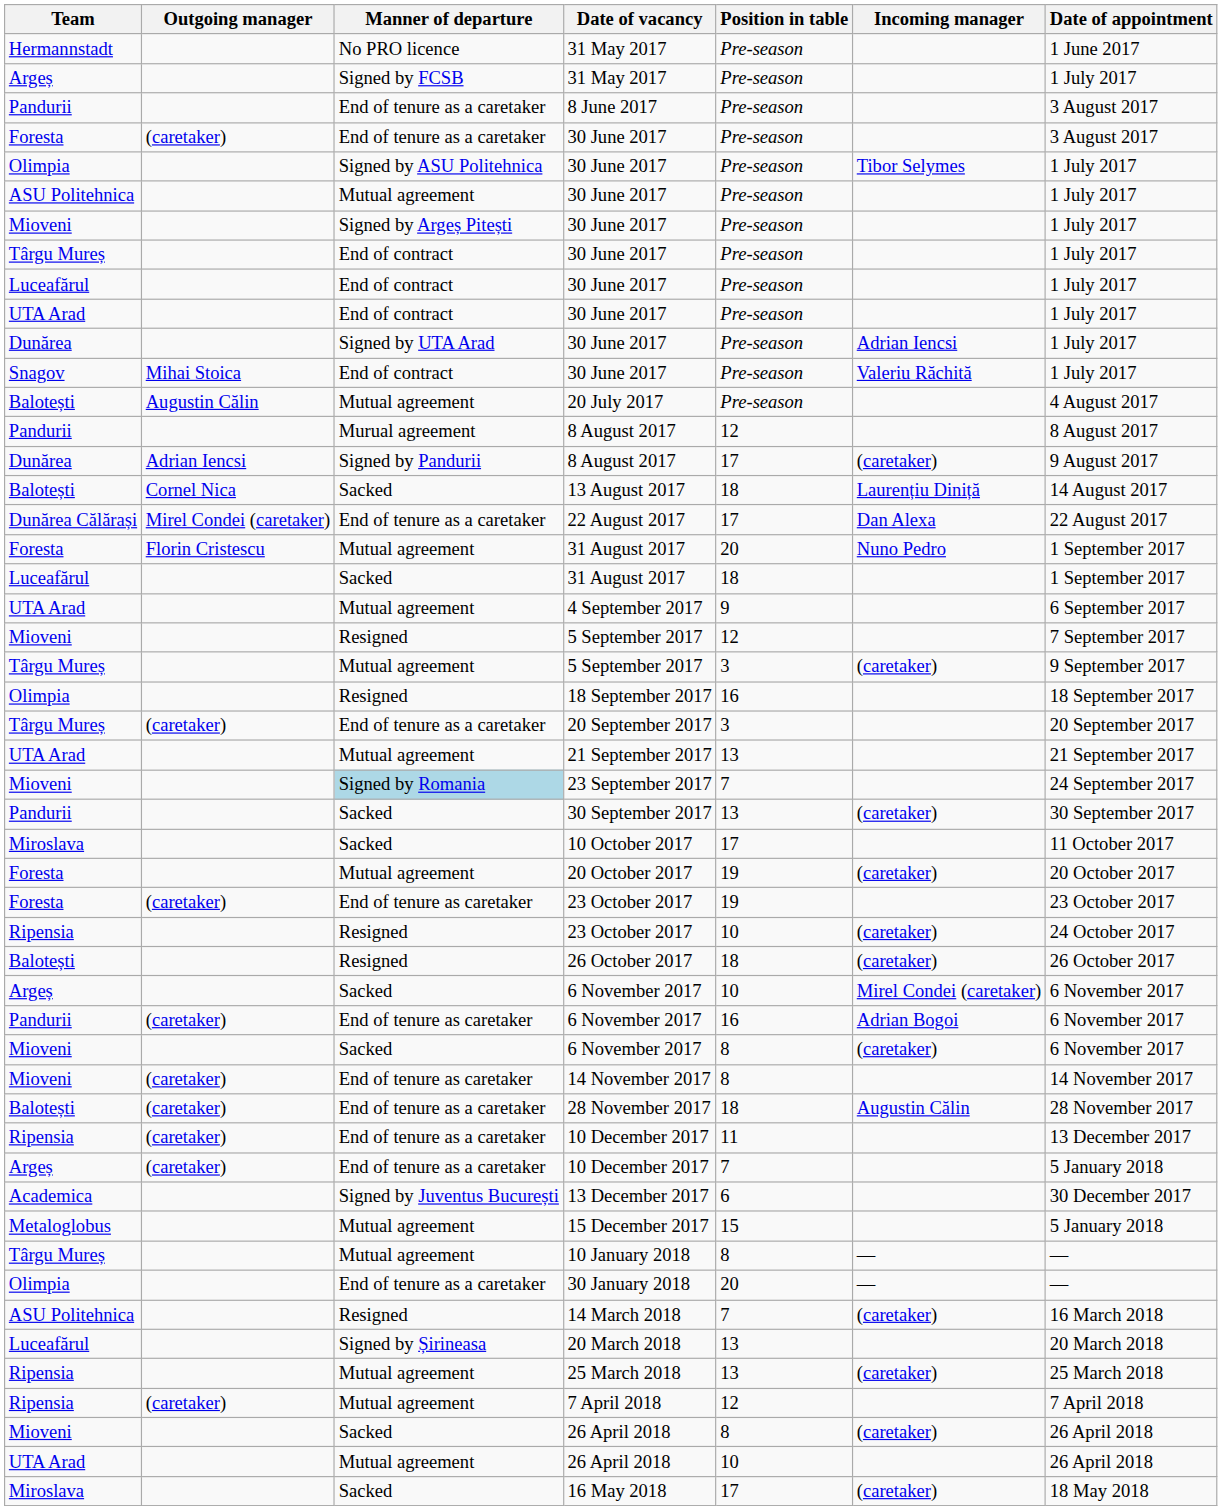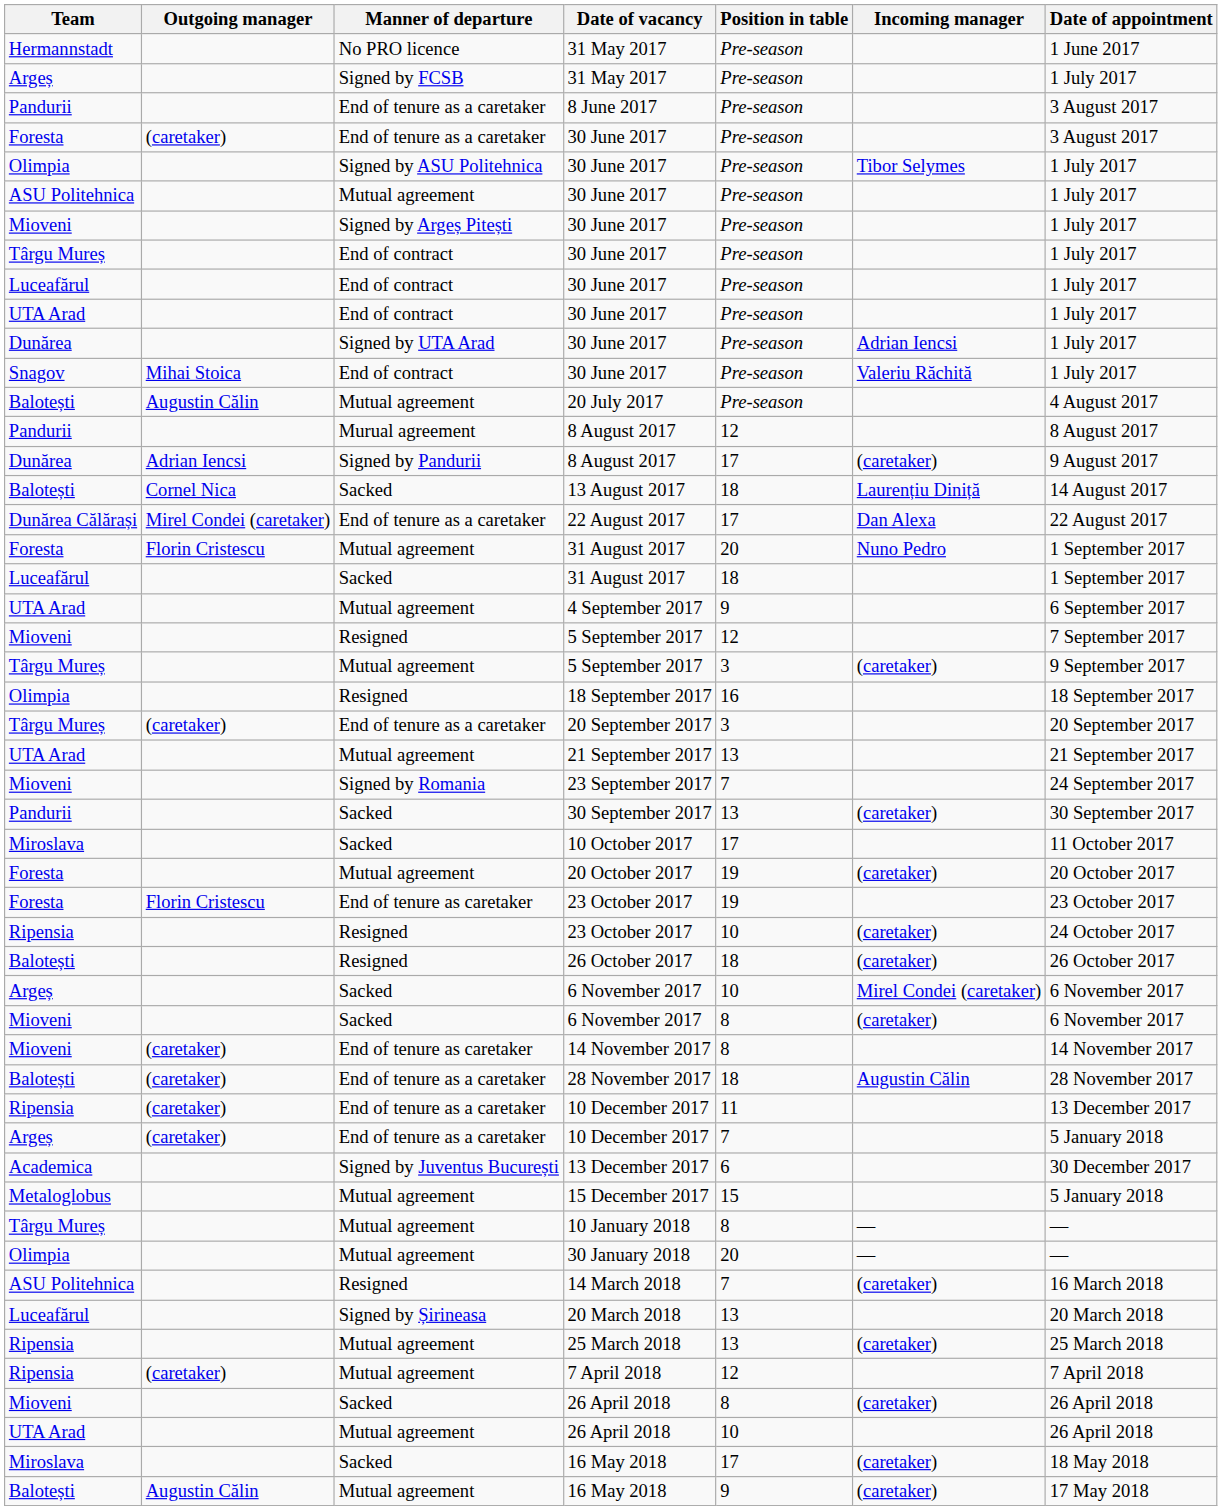(412, 784) lightblue background -> (412, 784) no background
(186, 902) (caretaker) -> (205, 902) Florin Cristescu
- row: (40, 1020)
(442, 1284) End of tenure as a caretaker -> (407, 1255) Mutual agreement
+ row: (42, 1490)
